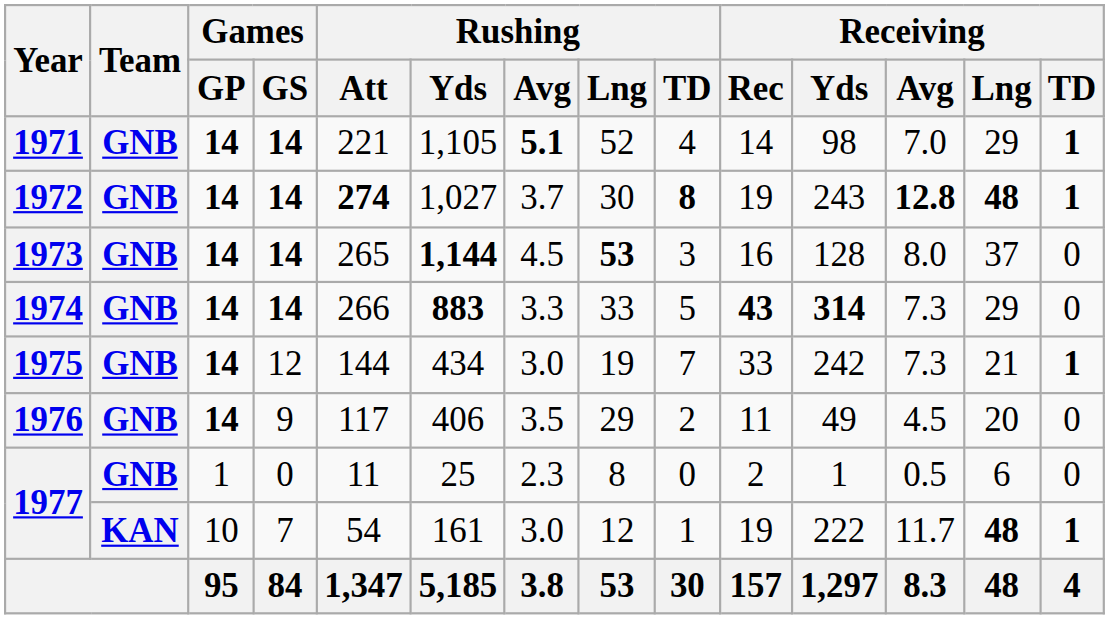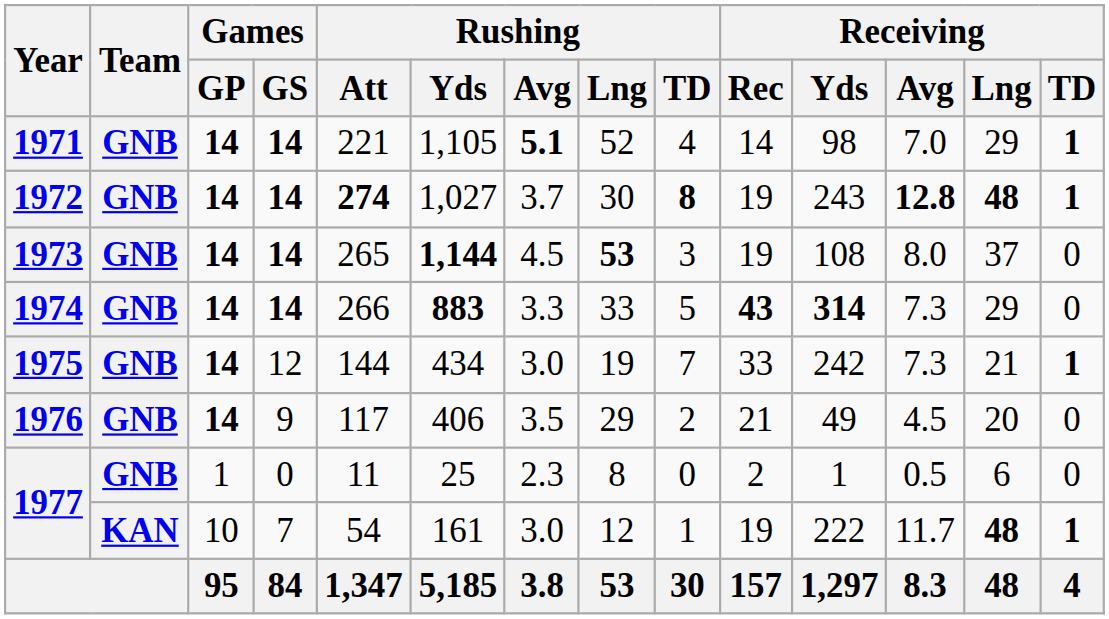(756, 253) 16 -> (756, 253) 19
(839, 253) 128 -> (839, 253) 108
(756, 419) 11 -> (756, 419) 21
